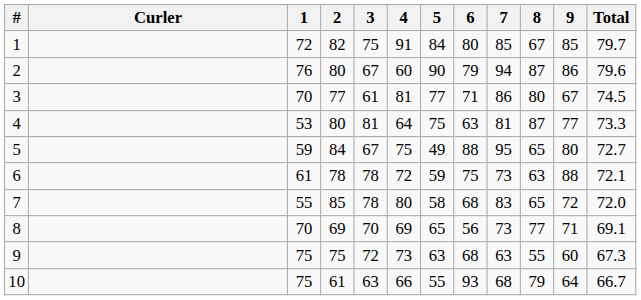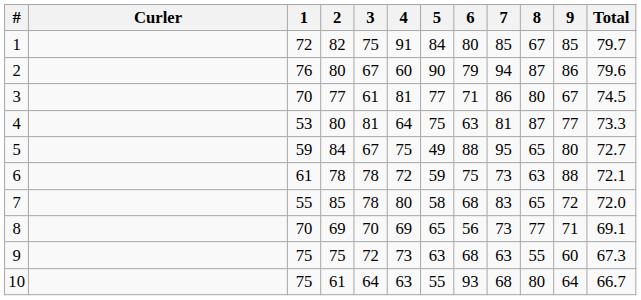(371, 281) 63 -> (371, 281) 64
(404, 281) 66 -> (404, 281) 63
(537, 281) 79 -> (537, 281) 80
